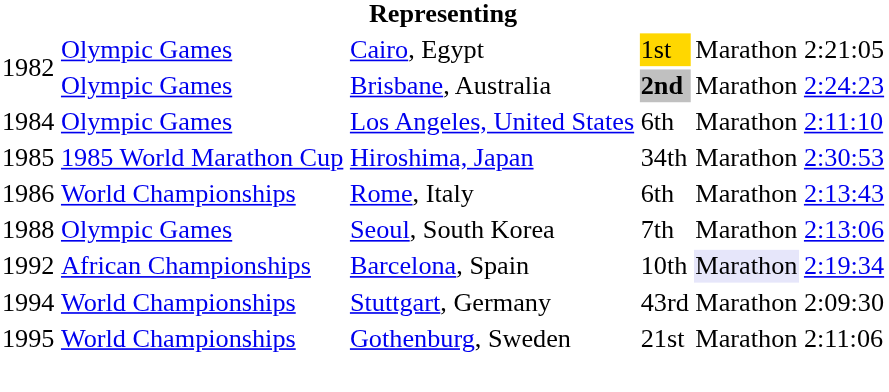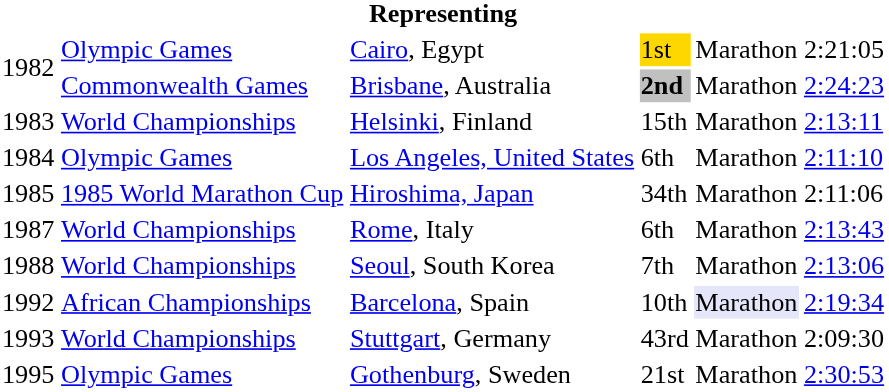(147, 85) Olympic Games -> (184, 85) Commonwealth Games
+ row: (441, 121)
(844, 157) 2:30:53 -> (844, 193) 2:11:06
(28, 193) 1986 -> (28, 229) 1987
(147, 229) Olympic Games -> (178, 265) World Championships
(28, 302) 1994 -> (28, 338) 1993
(178, 338) World Championships -> (147, 374) Olympic Games
(844, 338) 2:11:06 -> (844, 374) 2:30:53
